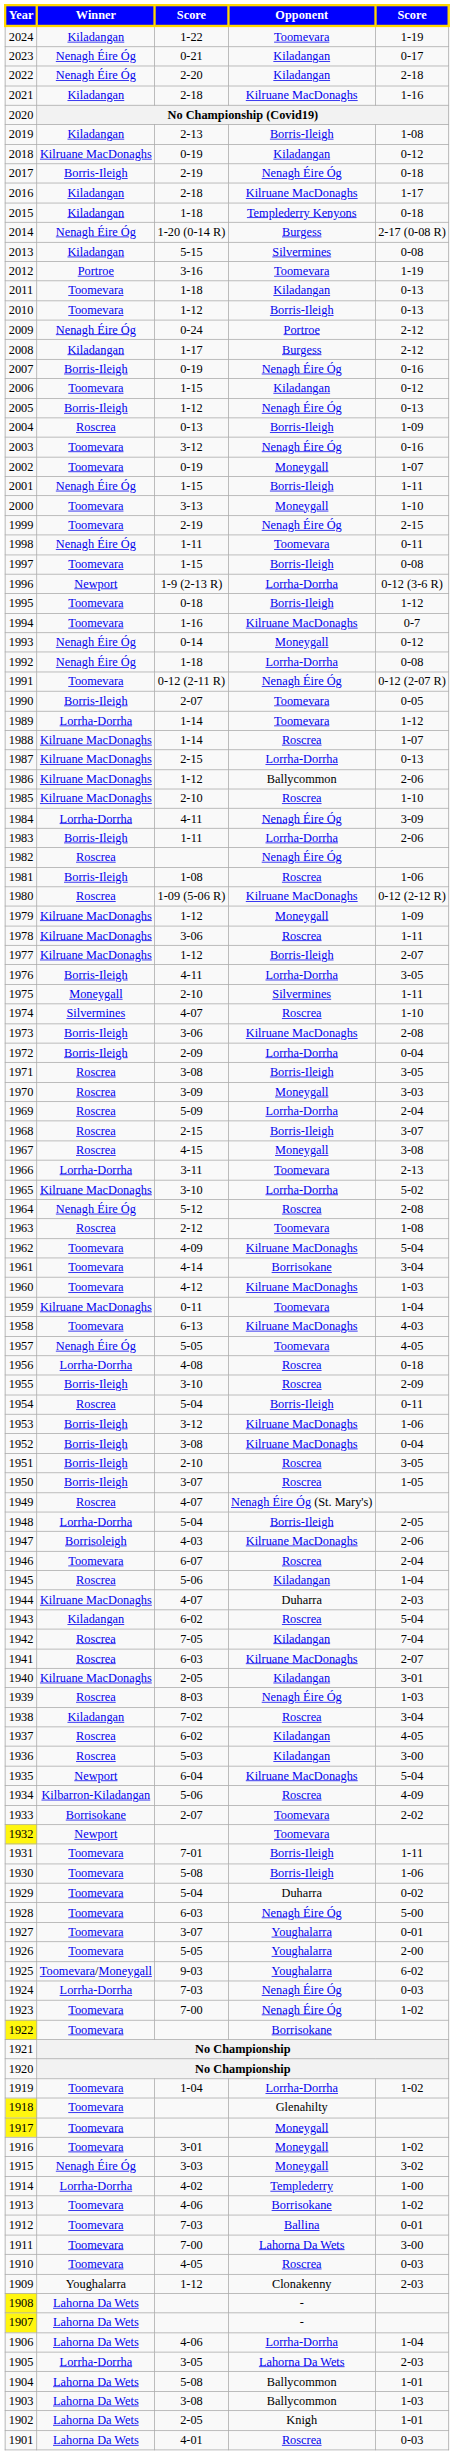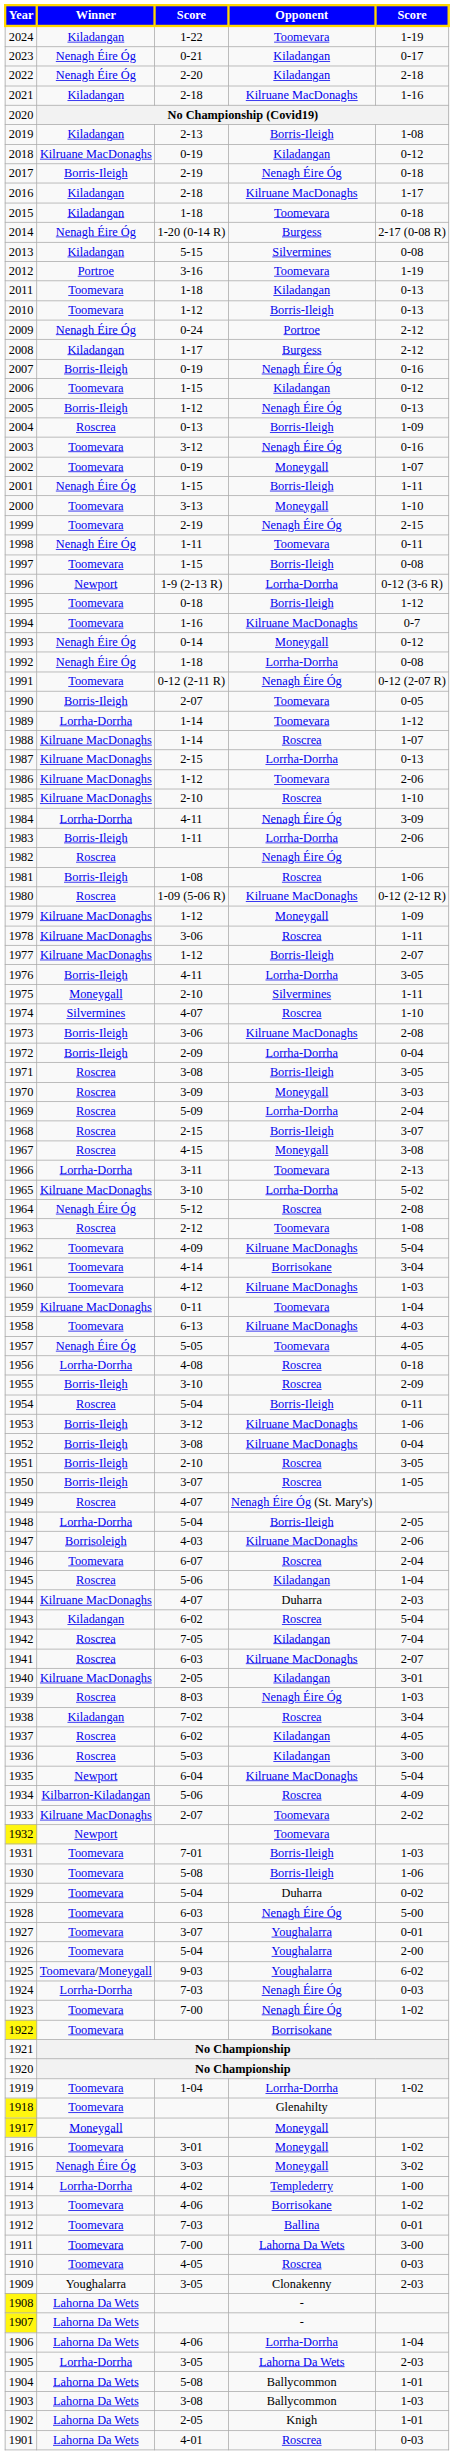(302, 212) Templederry Kenyons -> (302, 212) Toomevara
(302, 779) Ballycommon -> (302, 779) Toomevara
(96, 1814) Borrisokane -> (96, 1814) Kilruane MacDonaghs
(412, 1853) 1-11 -> (412, 1853) 1-03
(191, 1951) 5-05 -> (191, 1951) 5-04
(96, 2127) Toomevara -> (96, 2127) Moneygall
(191, 2283) 1-12 -> (191, 2283) 3-05
